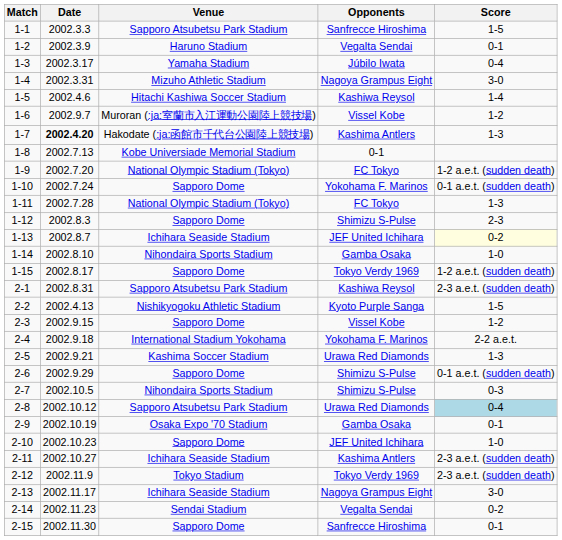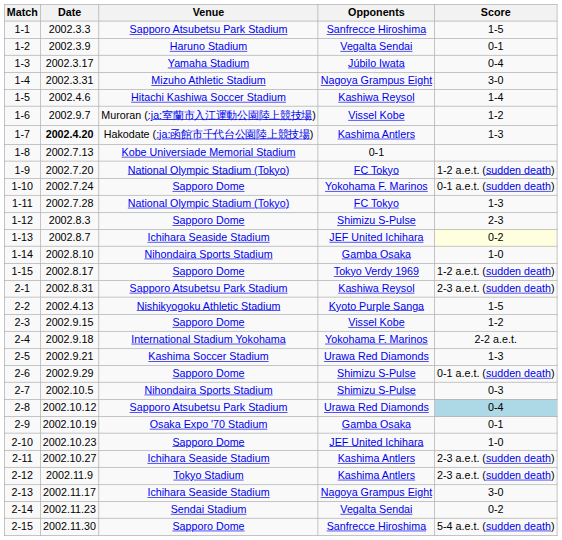(376, 476) Tokyo Verdy 1969 -> (376, 476) Kashima Antlers
(496, 527) 0-1 -> (496, 527) 5-4 a.e.t. (sudden death)
